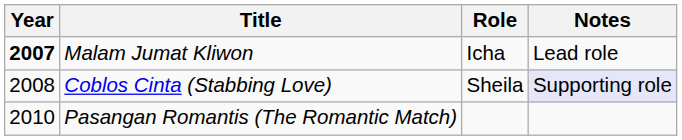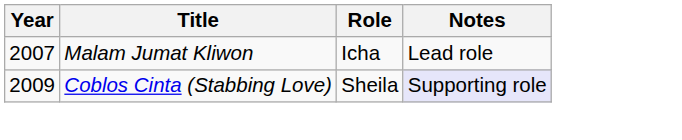(32, 53) bold -> (32, 53) normal
(32, 85) 2008 -> (32, 85) 2009
- row: (261, 118)
